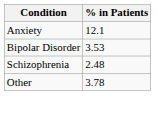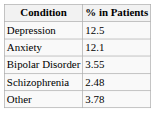+ row: (31, 30)
(95, 47) 3.53 -> (95, 64) 3.55
